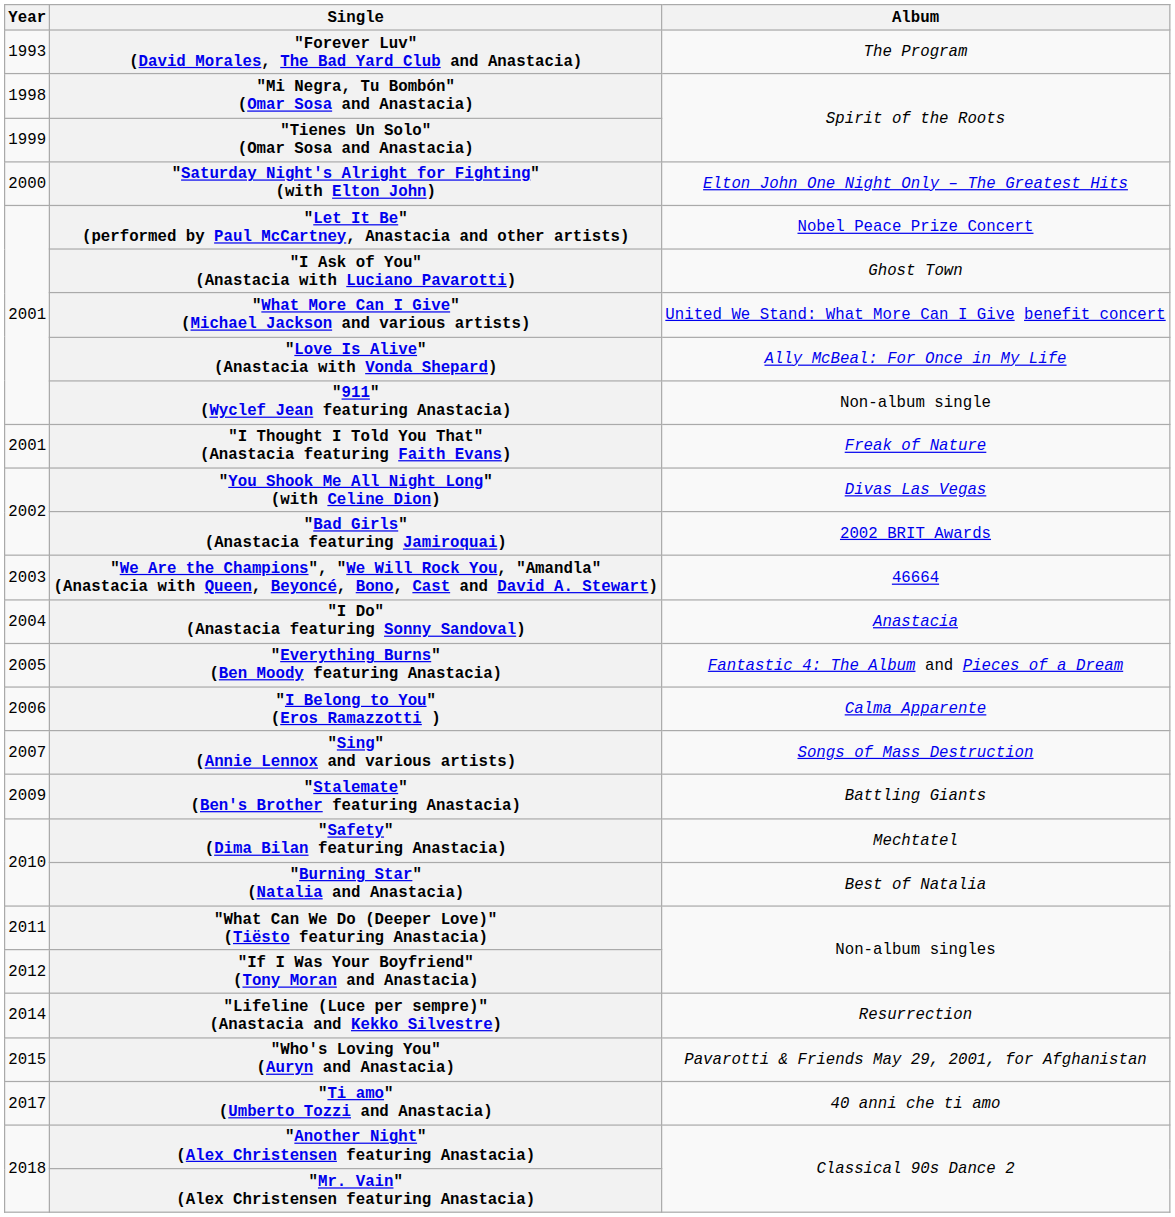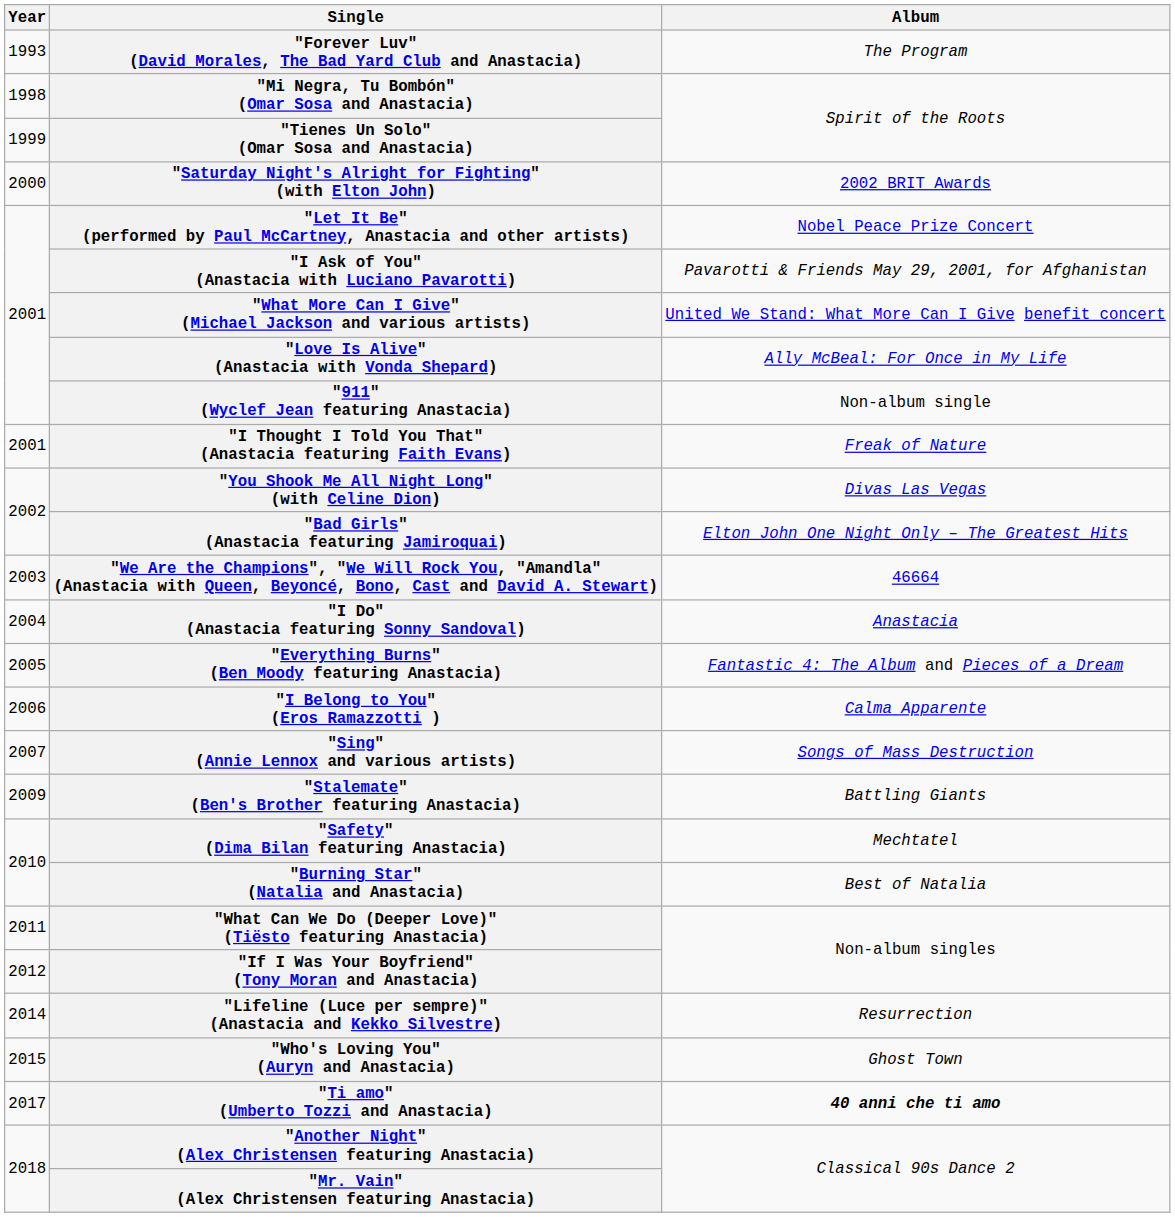(916, 183) Elton John One Night Only – The Greatest Hits -> (915, 183) 2002 BRIT Awards
(915, 271) Ghost Town -> (915, 271) Pavarotti & Friends May 29, 2001, for Afghanistan
(915, 534) 2002 BRIT Awards -> (916, 534) Elton John One Night Only – The Greatest Hits
(915, 1059) Pavarotti & Friends May 29, 2001, for Afghanistan -> (915, 1059) Ghost Town
(916, 1103) normal -> (916, 1103) bold
